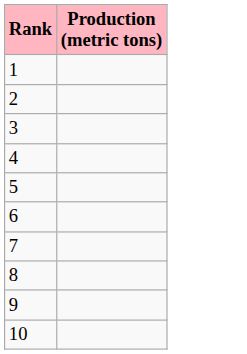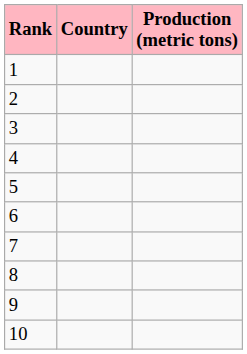+ column: (94, 29)
